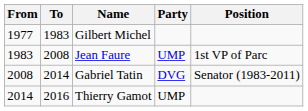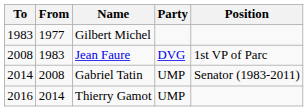columns swapped: (23, 14) <-> (56, 14)
(171, 55) UMP -> (171, 55) DVG
(171, 75) DVG -> (171, 75) UMP
